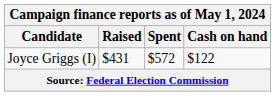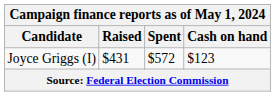(201, 58) $122 -> (201, 58) $123
